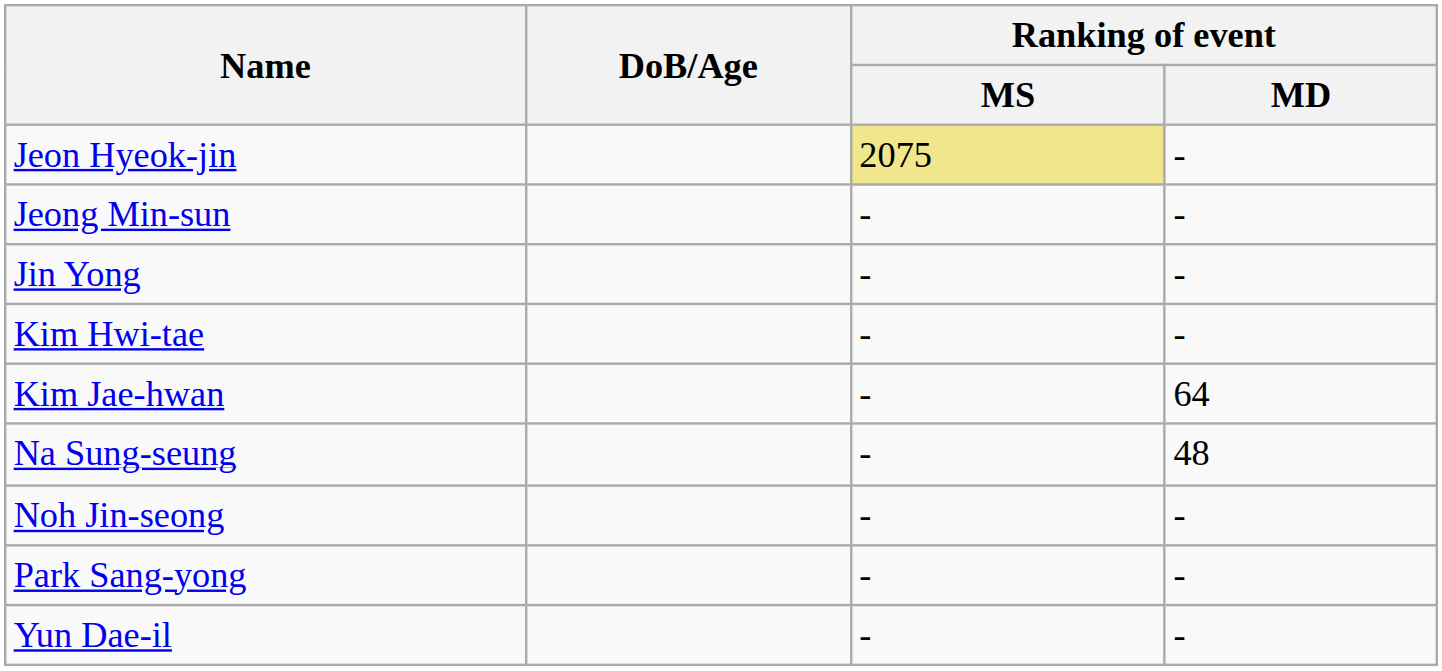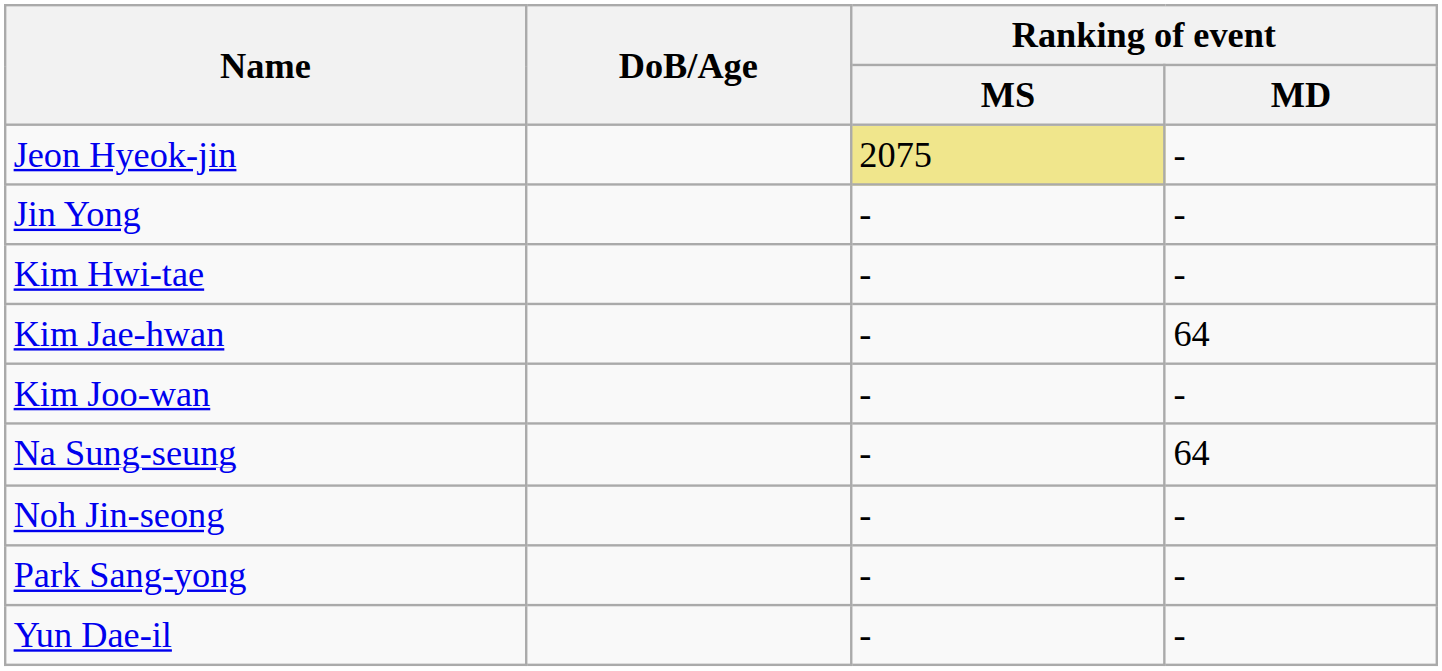- row: (122, 214)
+ row: (112, 394)
(1192, 453) 48 -> (1192, 453) 64
